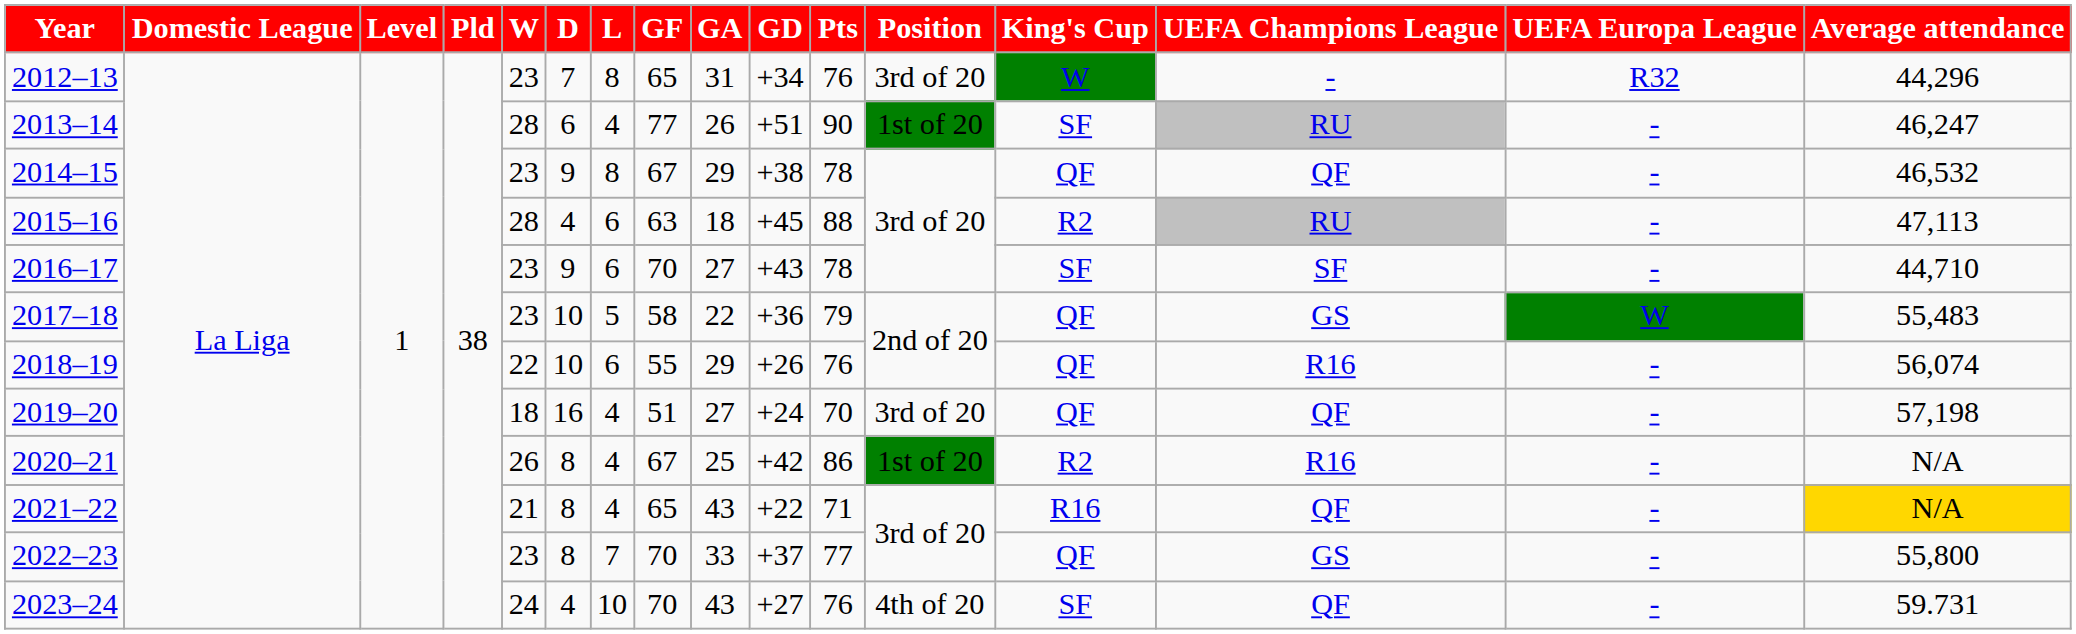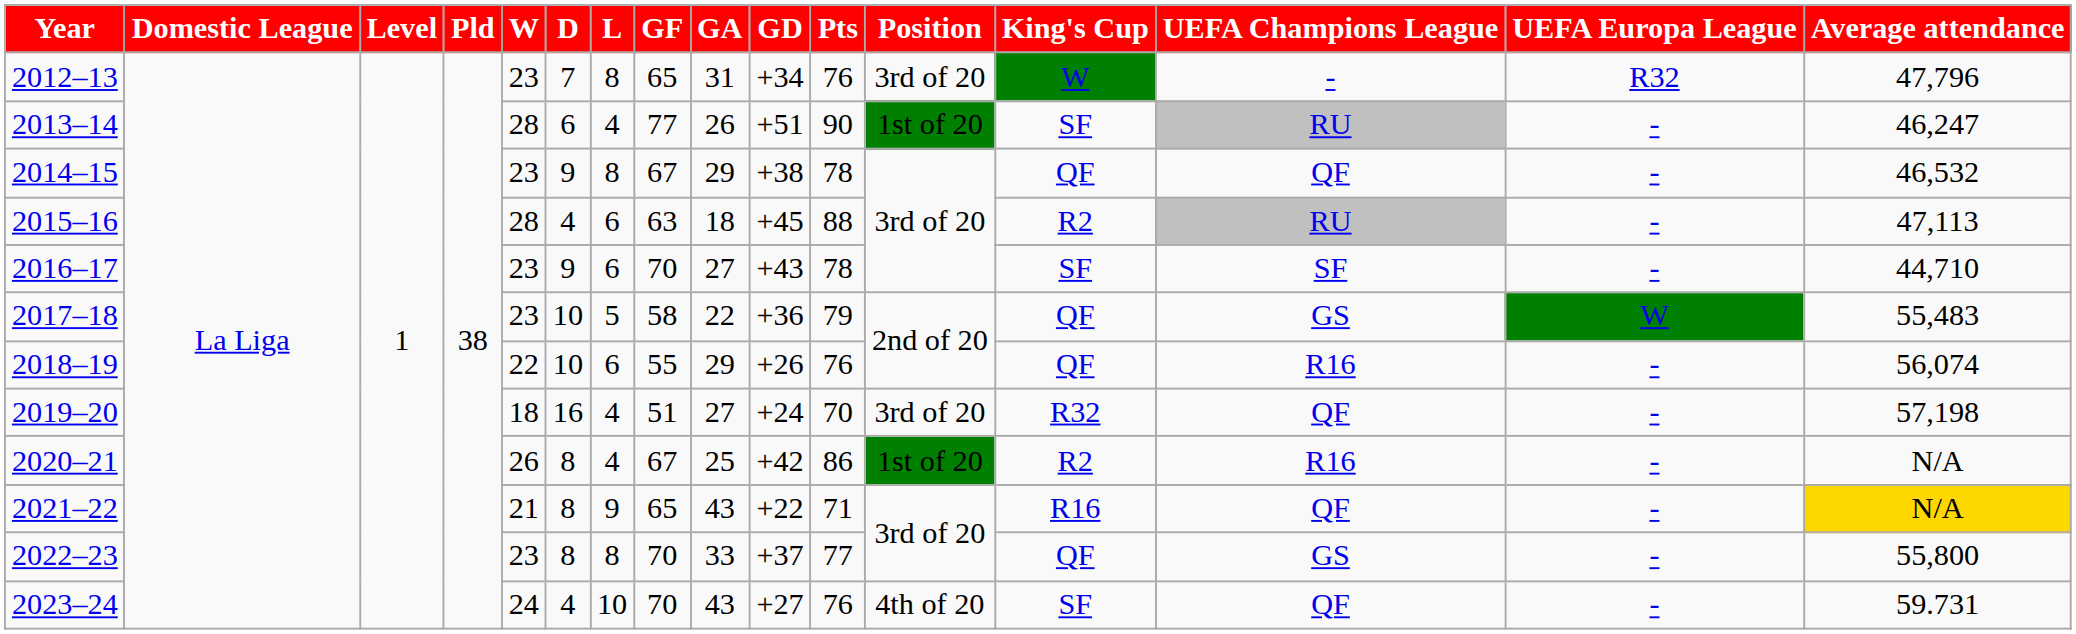(1938, 76) 44,296 -> (1938, 76) 47,796
(1075, 412) QF -> (1075, 412) R32
(612, 508) 4 -> (612, 508) 9
(612, 556) 7 -> (612, 556) 8
